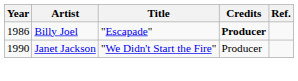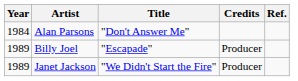+ row: (64, 31)
(18, 31) 1986 -> (18, 48) 1989
(244, 31) bold -> (242, 48) normal
(18, 48) 1990 -> (18, 66) 1989
